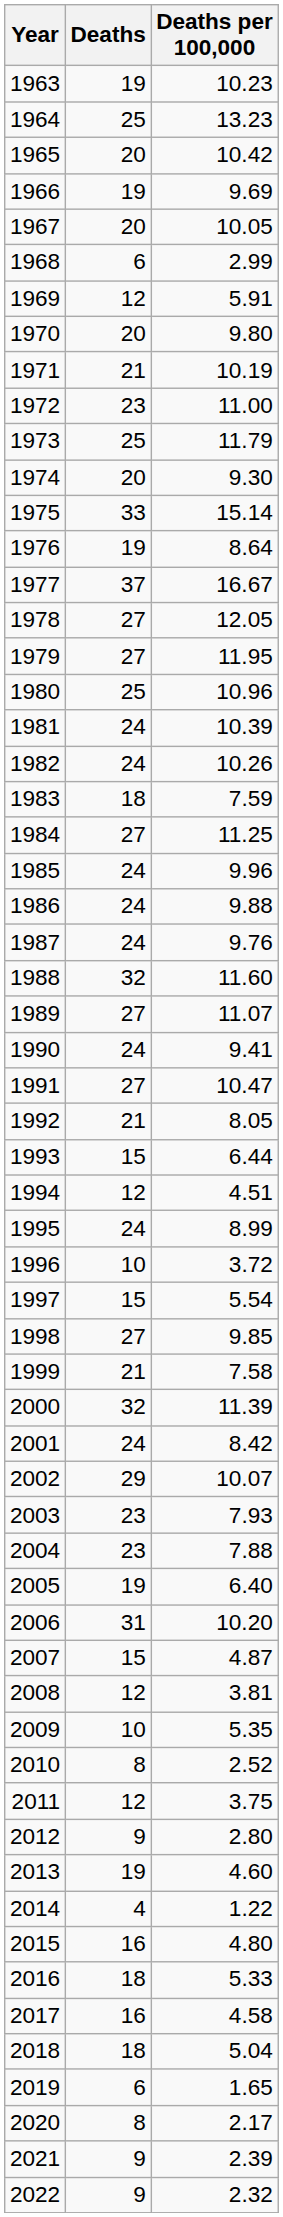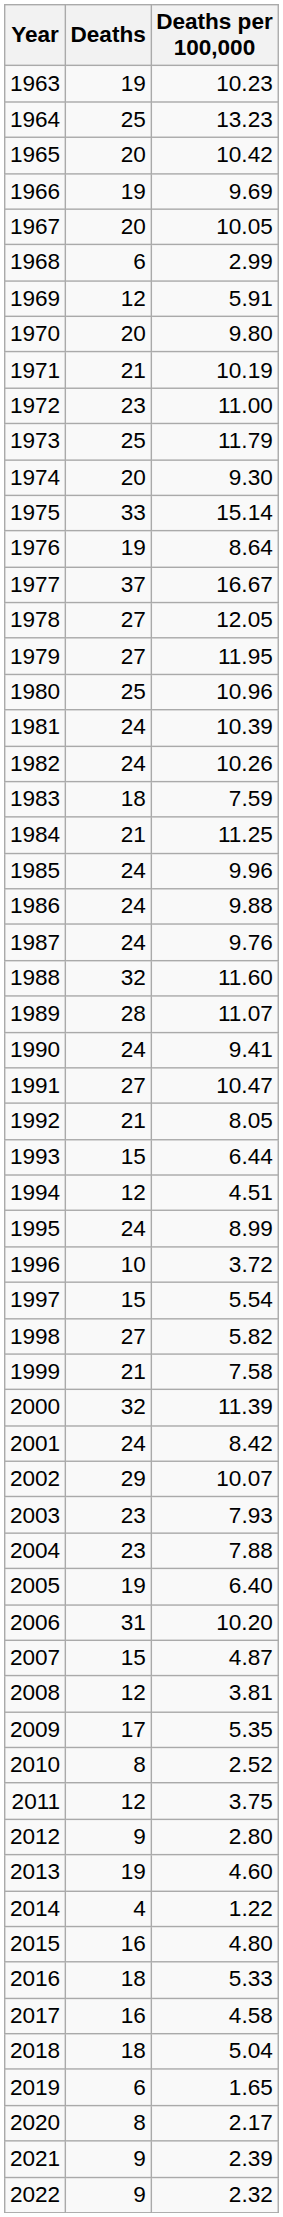(133, 834) 27 -> (133, 834) 21
(133, 1013) 27 -> (133, 1013) 28
(251, 1335) 9.85 -> (251, 1335) 5.82
(133, 1729) 10 -> (133, 1729) 17
